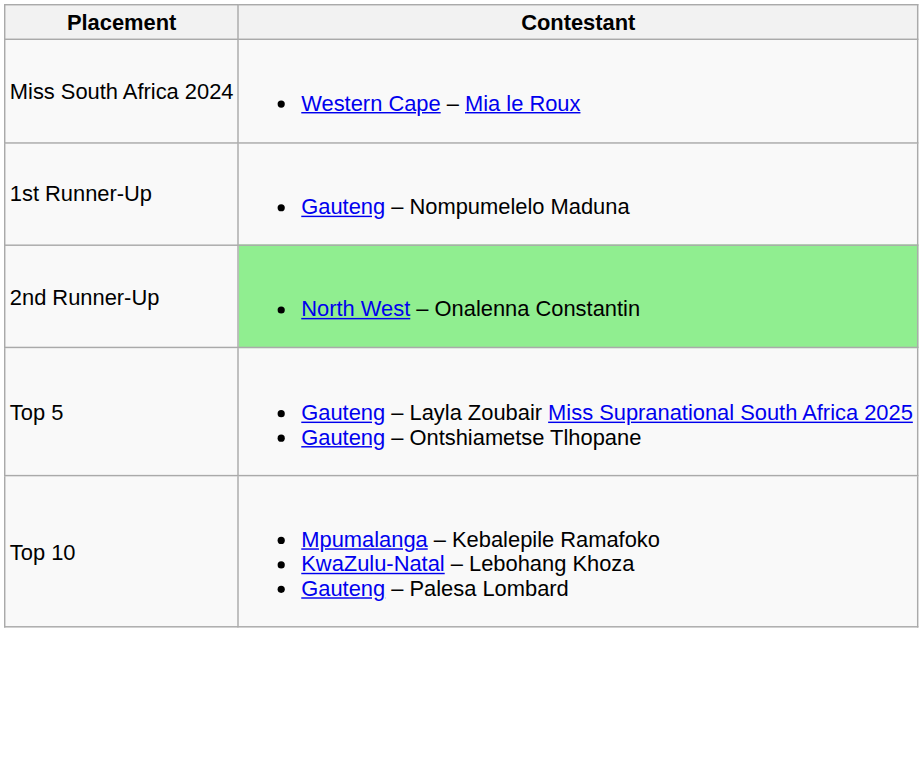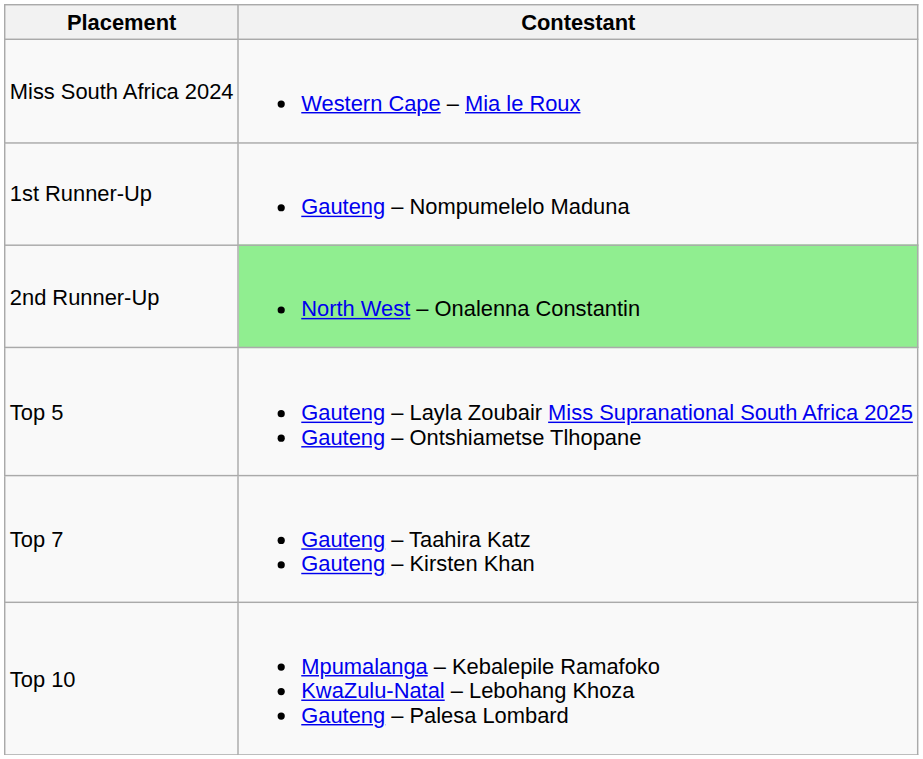+ row: (37, 539)
